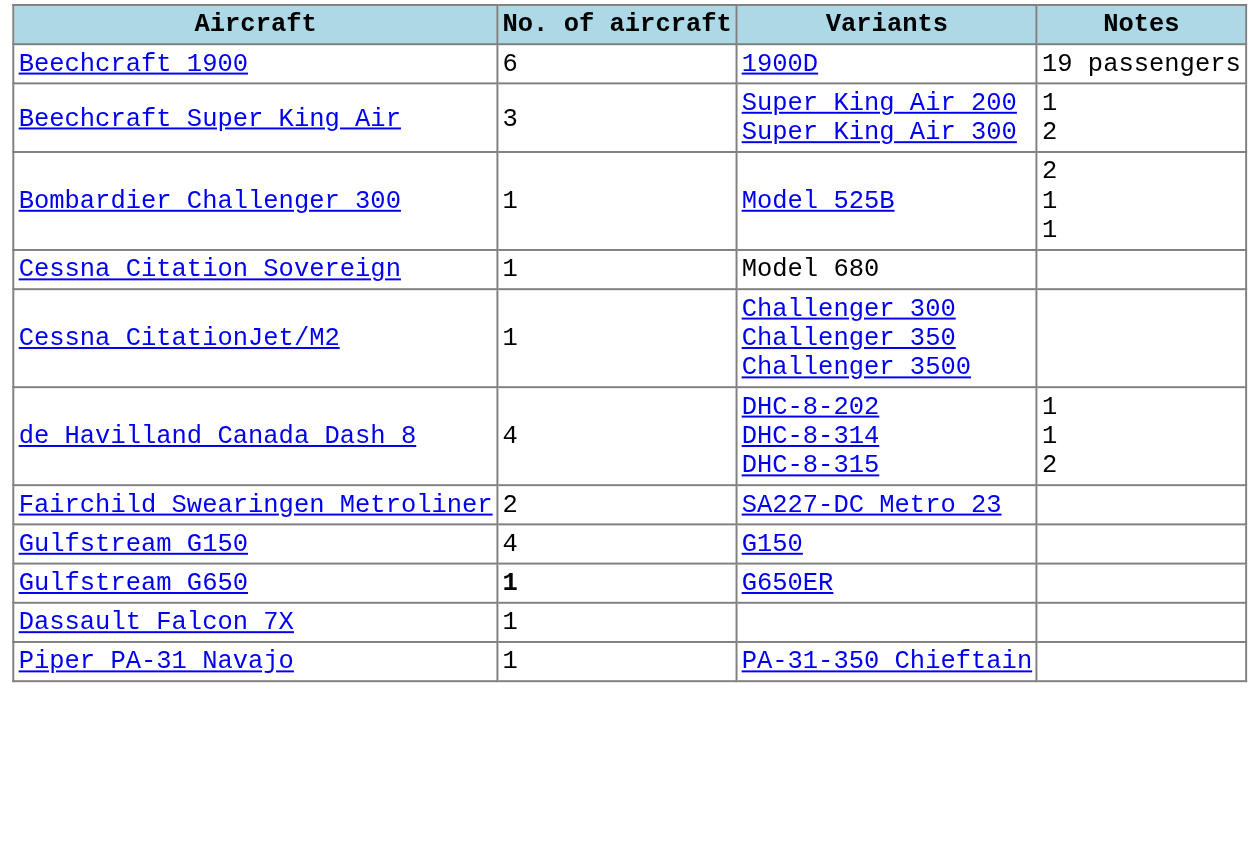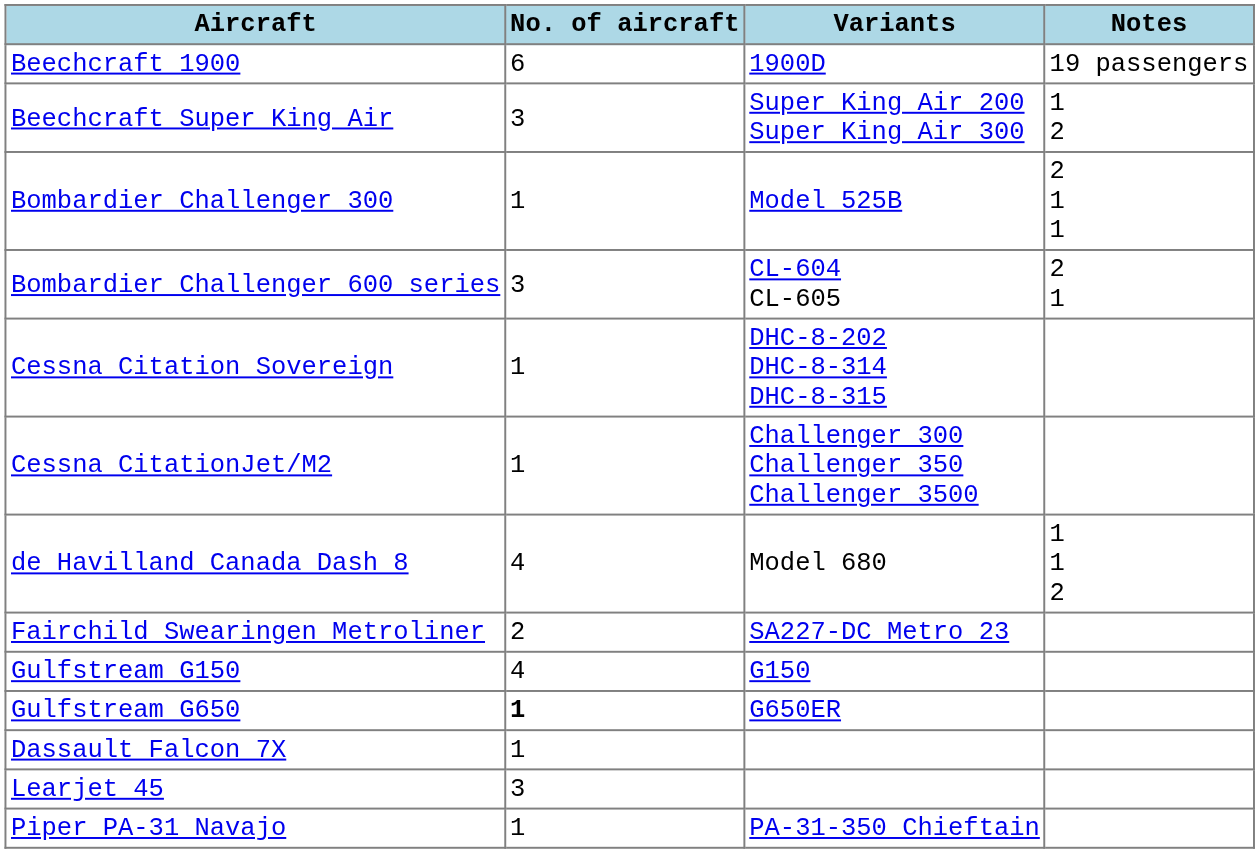+ row: (256, 284)
(810, 270) Model 680 -> (818, 368) DHC-8-202 DHC-8-314 DHC-8-315
(810, 436) DHC-8-202 DHC-8-314 DHC-8-315 -> (818, 564) Model 680
+ row: (87, 789)
